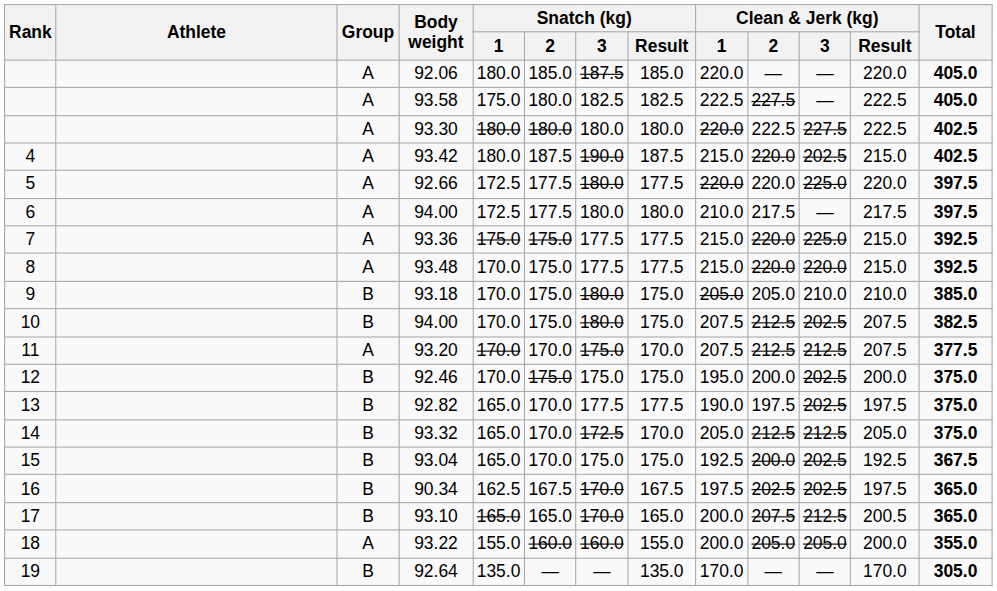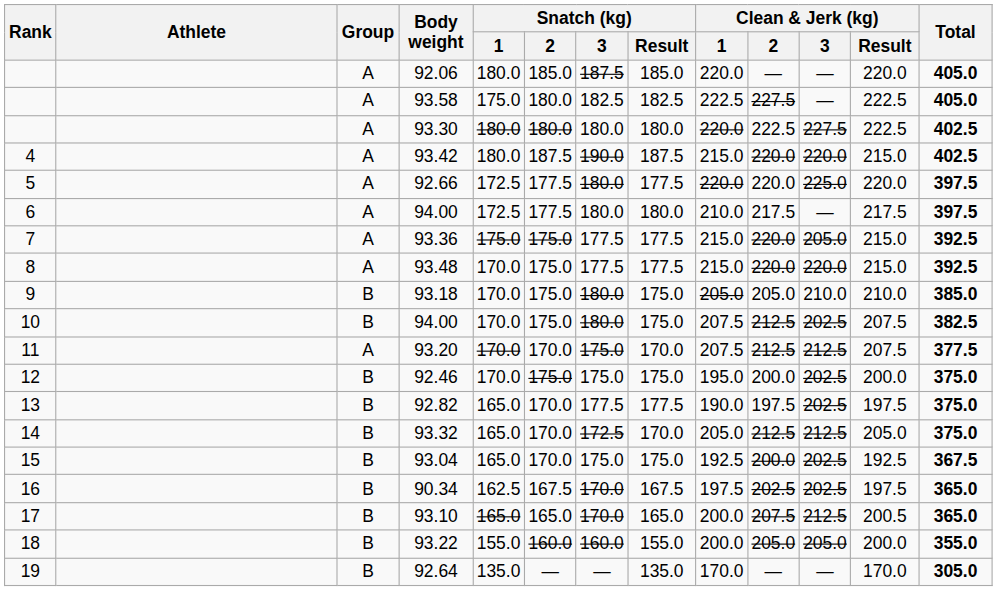(825, 156) 202.5 -> (825, 156) 220.0
(825, 239) 225.0 -> (825, 239) 205.0
(368, 543) A -> (368, 543) B
